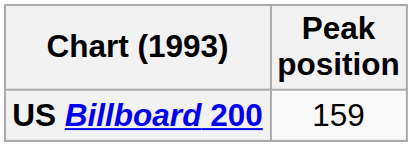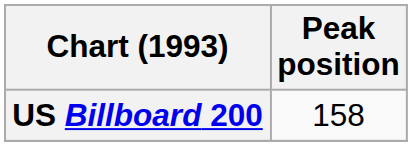(339, 114) 159 -> (339, 114) 158
